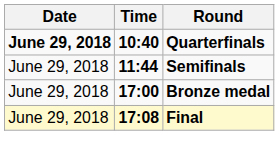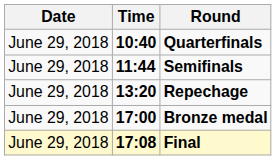(60, 42) bold -> (58, 42) normal
+ row: (206, 92)
